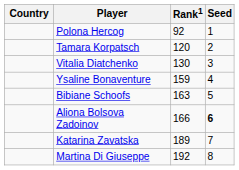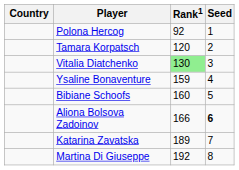(181, 64) no background -> (181, 64) lightgreen background
(181, 96) 163 -> (181, 96) 160
